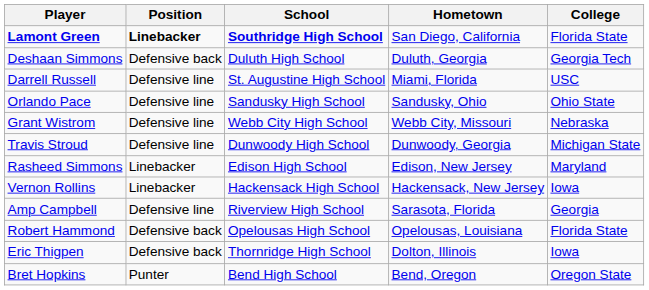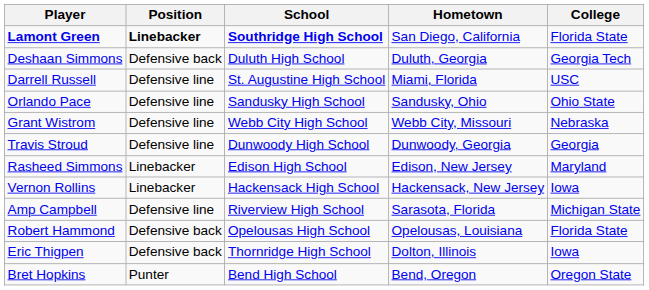(595, 144) Michigan State -> (575, 144) Georgia
(575, 209) Georgia -> (595, 209) Michigan State
